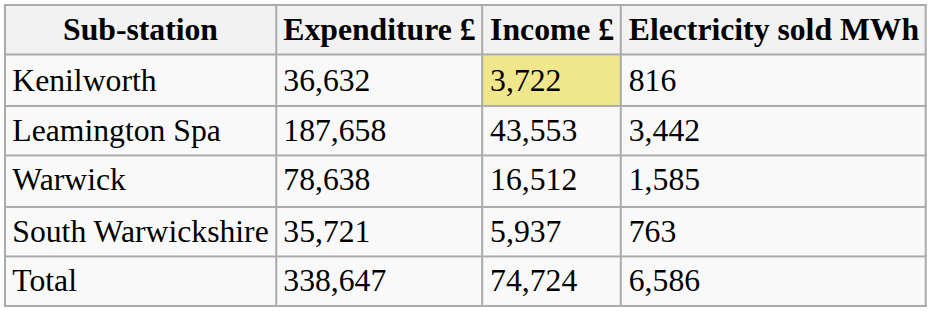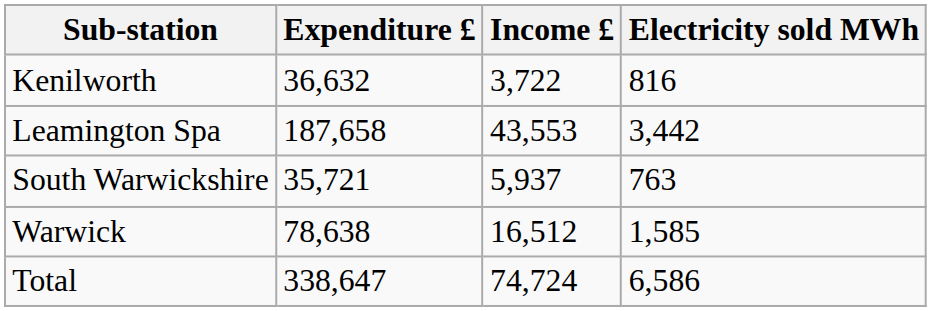(526, 79) khaki background -> (526, 79) no background
rows swapped: (141, 230) <-> (69, 180)
